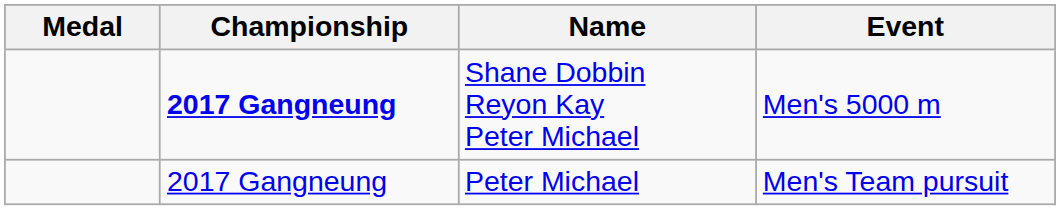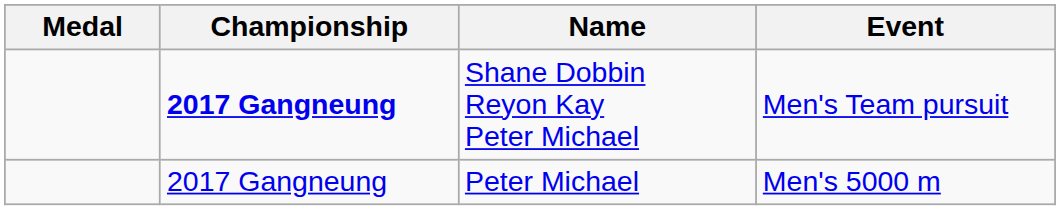(852, 104) Men's 5000 m -> (886, 104) Men's Team pursuit
(886, 181) Men's Team pursuit -> (852, 181) Men's 5000 m
